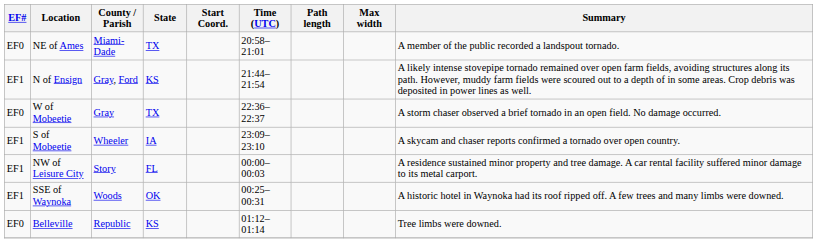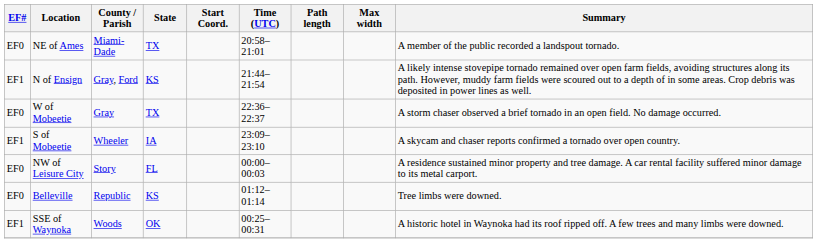(15, 168) EF1 -> (15, 168) EF0
rows swapped: (52, 196) <-> (53, 224)
